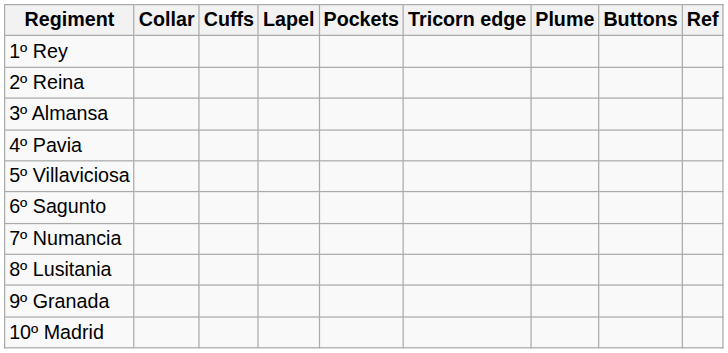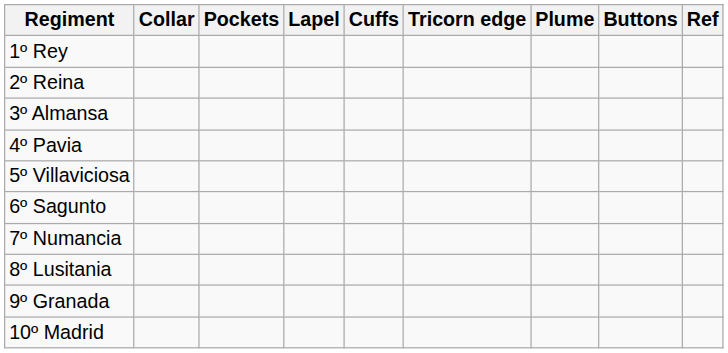columns swapped: (229, 20) <-> (361, 20)
